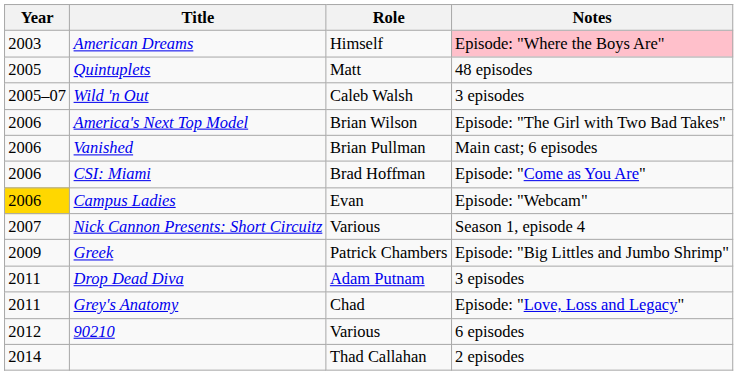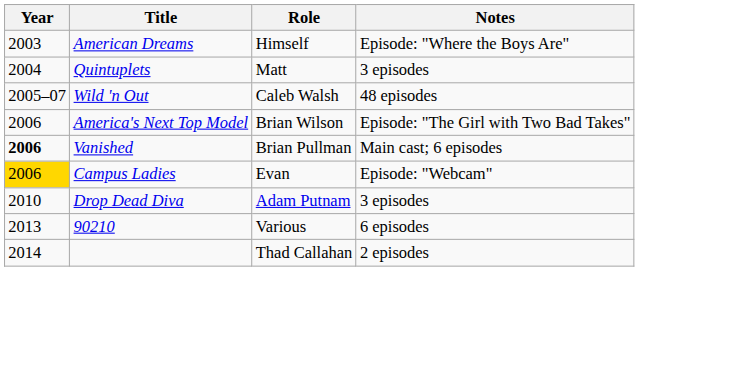(560, 43) pink background -> (465, 43) no background
(25, 69) 2005 -> (25, 69) 2004
(494, 69) 48 episodes -> (394, 69) 3 episodes
(490, 95) 3 episodes -> (399, 95) 48 episodes
(25, 148) normal -> (25, 148) bold
- row: (112, 174)
- row: (198, 226)
- row: (93, 252)
(24, 278) 2011 -> (25, 200) 2010
- row: (126, 305)
(25, 331) 2012 -> (25, 226) 2013
